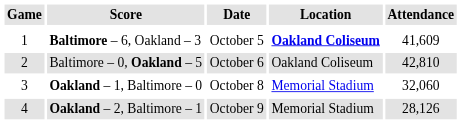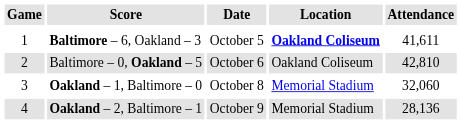(421, 40) 41,609 -> (421, 40) 41,611
(421, 109) 28,126 -> (421, 109) 28,136
